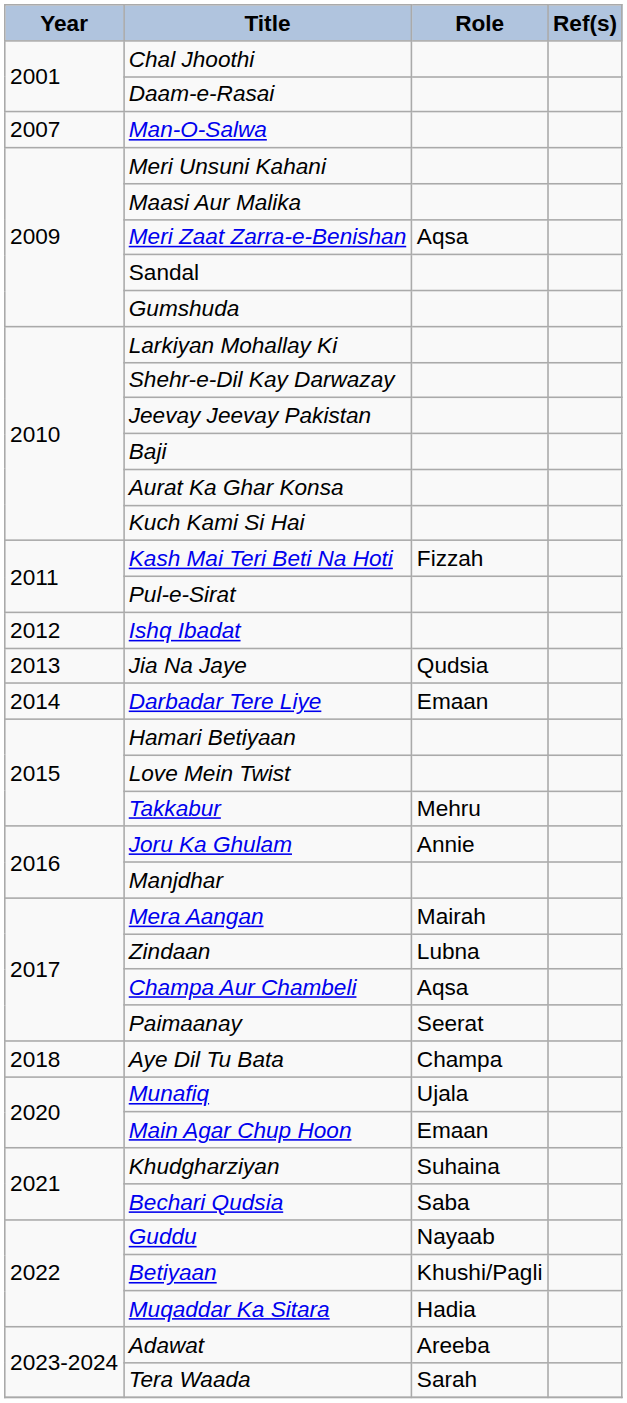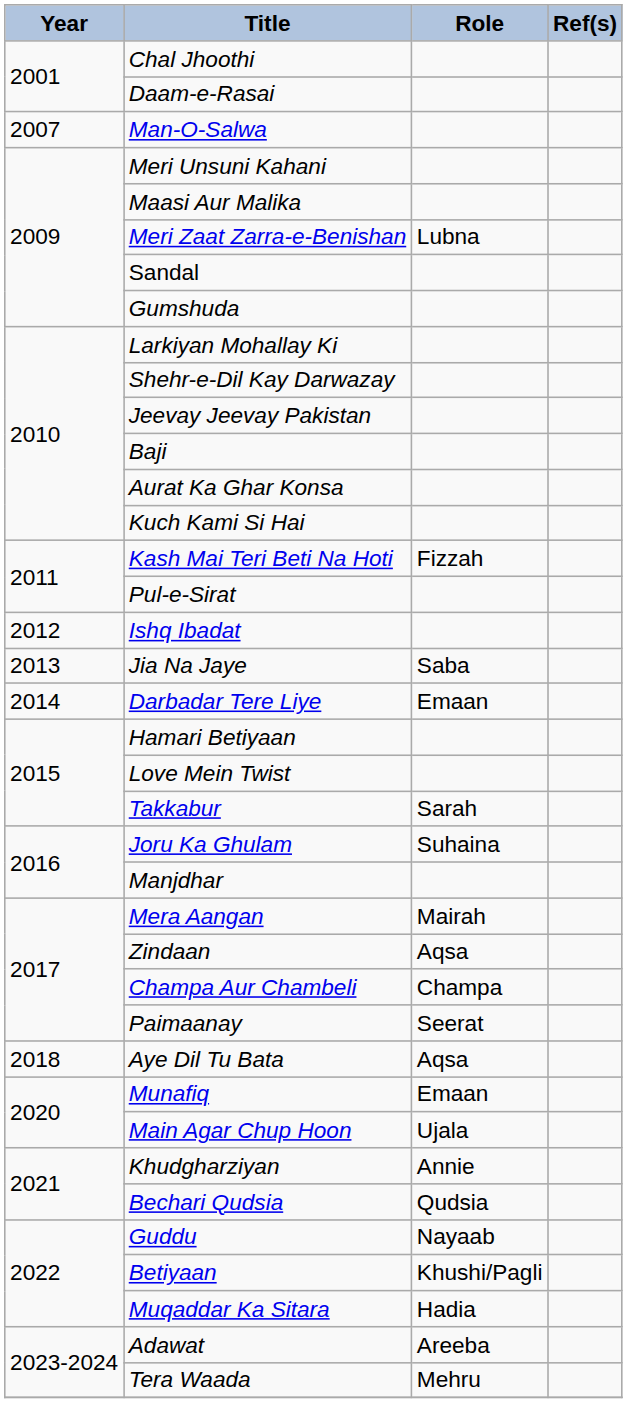(443, 237) Aqsa -> (448, 237) Lubna
(453, 666) Qudsia -> (443, 666) Saba
(449, 809) Mehru -> (447, 809) Sarah
(446, 845) Annie -> (458, 845) Suhaina
(448, 952) Lubna -> (443, 952) Aqsa
(443, 987) Aqsa -> (460, 987) Champa
(460, 1059) Champa -> (443, 1059) Aqsa
(443, 1095) Ujala -> (453, 1095) Emaan
(453, 1130) Emaan -> (443, 1130) Ujala
(458, 1166) Suhaina -> (446, 1166) Annie
(443, 1202) Saba -> (453, 1202) Qudsia
(447, 1380) Sarah -> (449, 1380) Mehru
